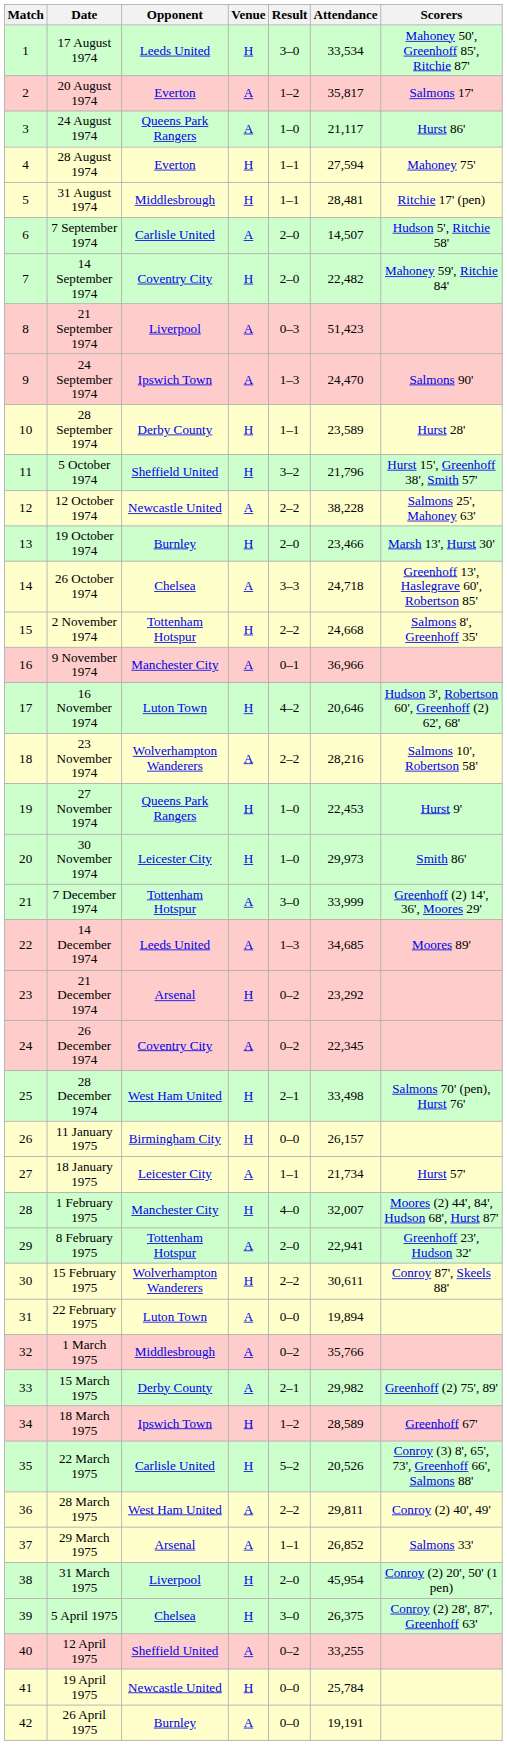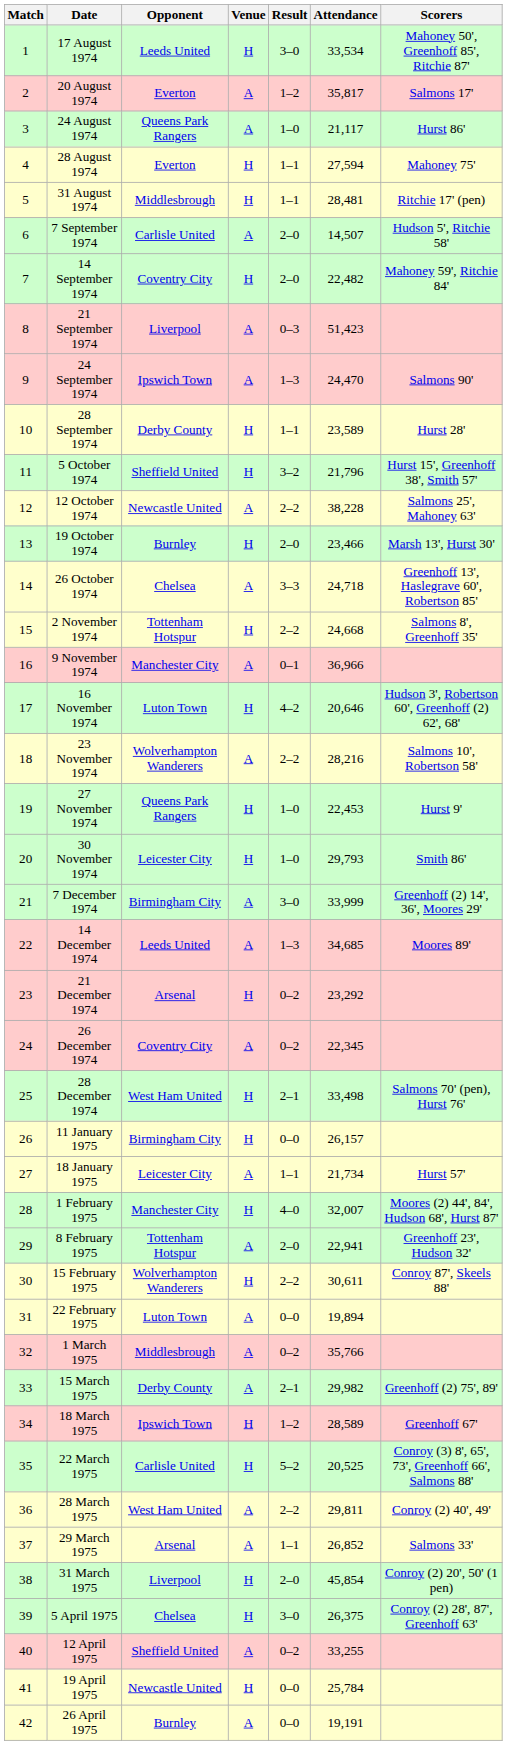(346, 859) 29,973 -> (346, 859) 29,793
(175, 902) Tottenham Hotspur -> (175, 902) Birmingham City
(346, 1466) 20,526 -> (346, 1466) 20,525
(346, 1580) 45,954 -> (346, 1580) 45,854
